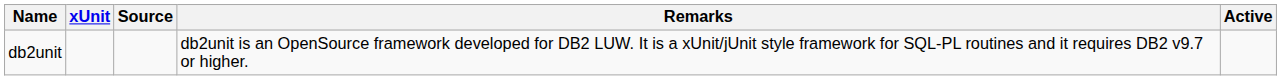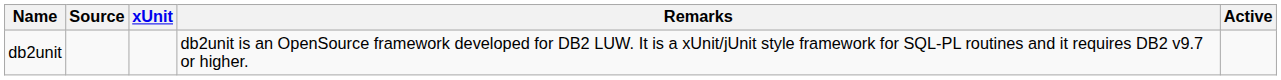columns swapped: (90, 17) <-> (145, 17)
